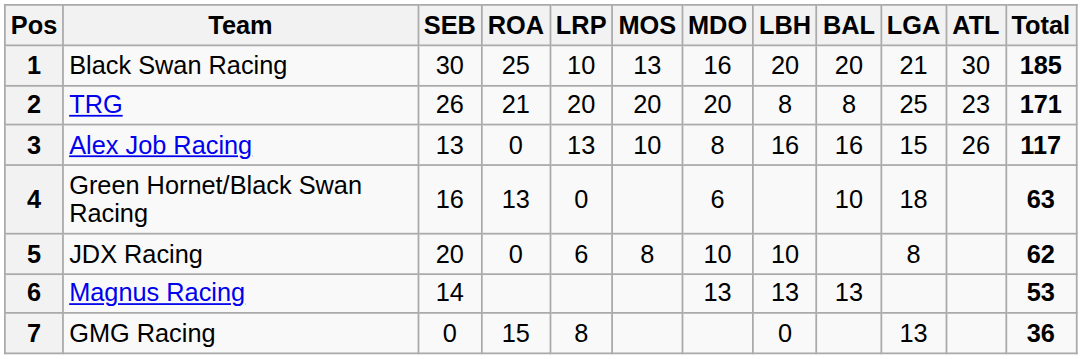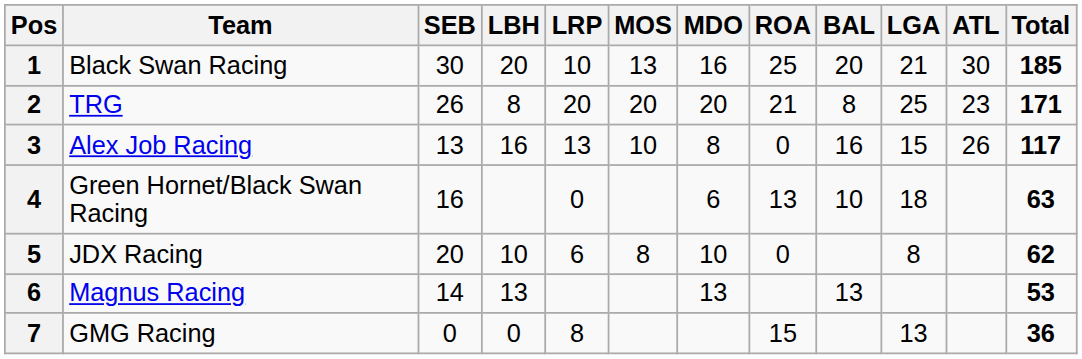columns swapped: (785, 25) <-> (516, 25)
